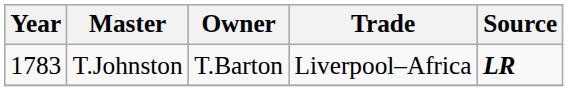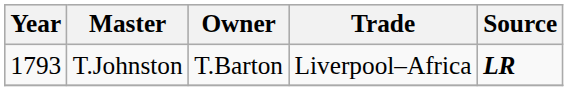(36, 64) 1783 -> (36, 64) 1793
